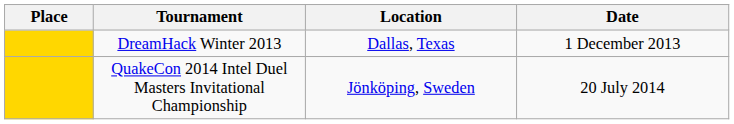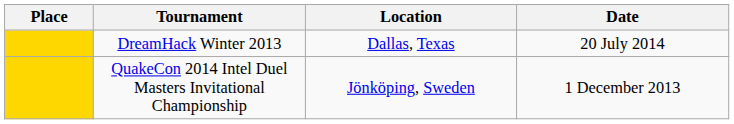(622, 43) 1 December 2013 -> (622, 43) 20 July 2014
(622, 87) 20 July 2014 -> (622, 87) 1 December 2013
